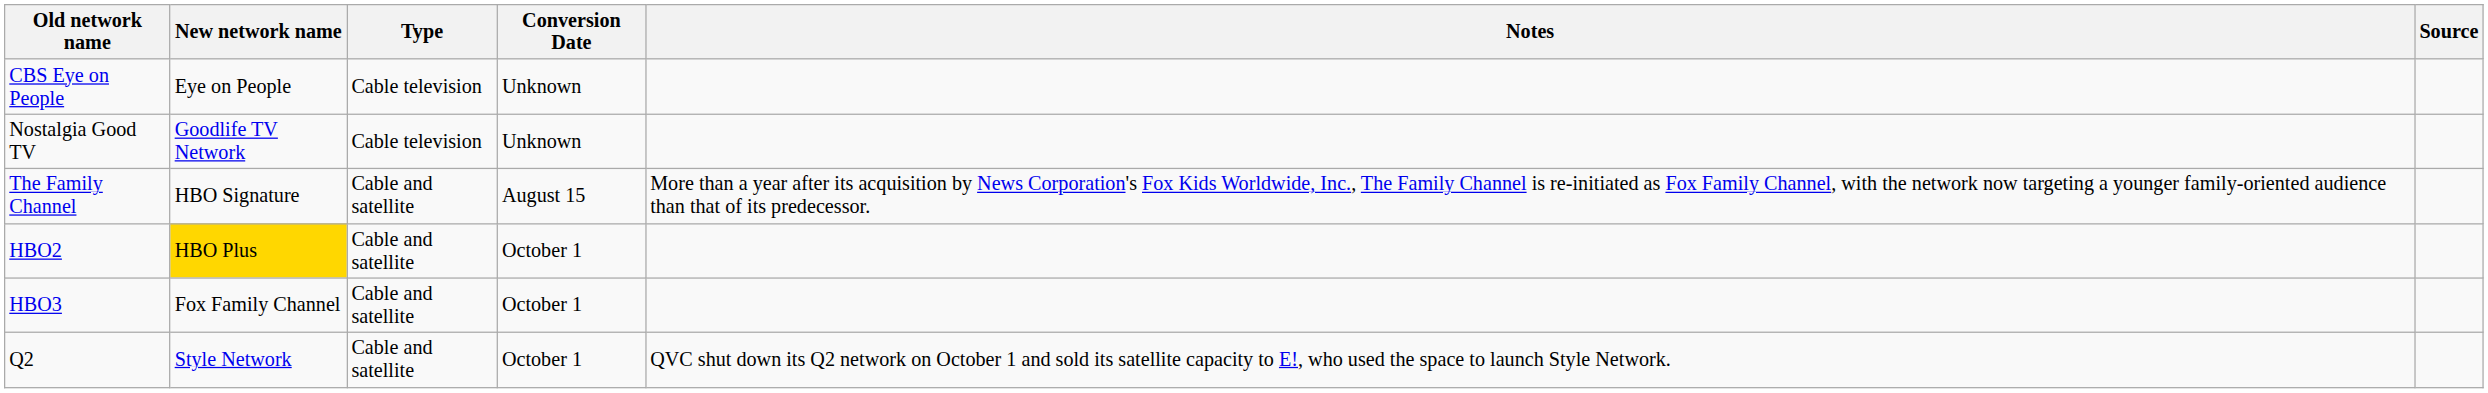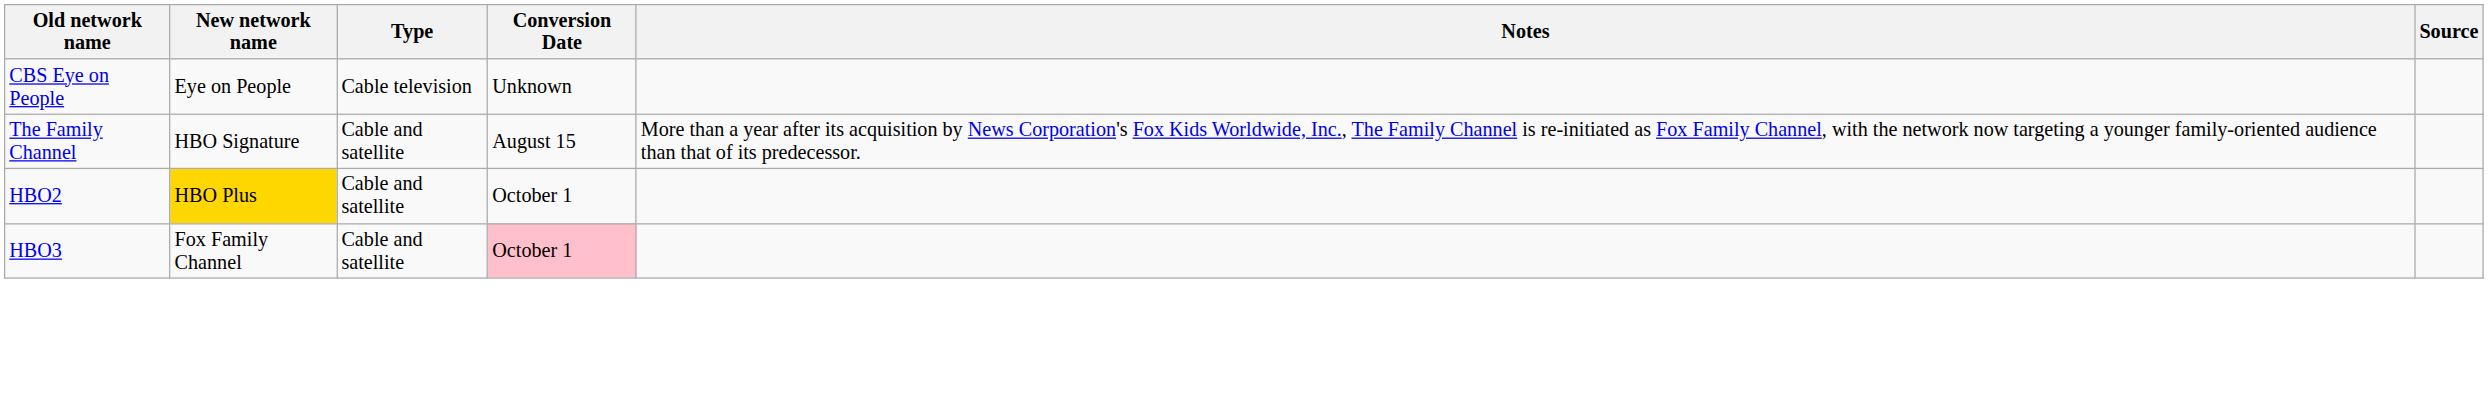- row: (73, 141)
(542, 305) no background -> (532, 250) pink background
- row: (22, 359)
